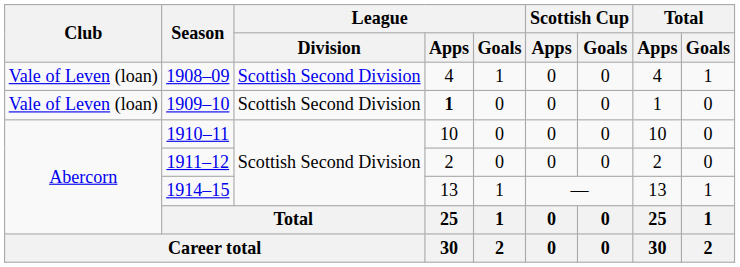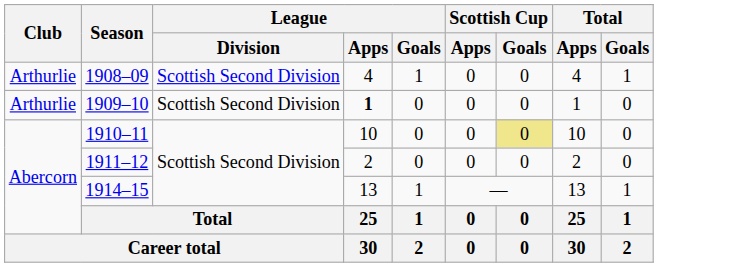(83, 76) Vale of Leven (loan) -> (43, 76) Arthurlie
(83, 104) Vale of Leven (loan) -> (43, 104) Arthurlie
(605, 133) no background -> (524, 133) khaki background
